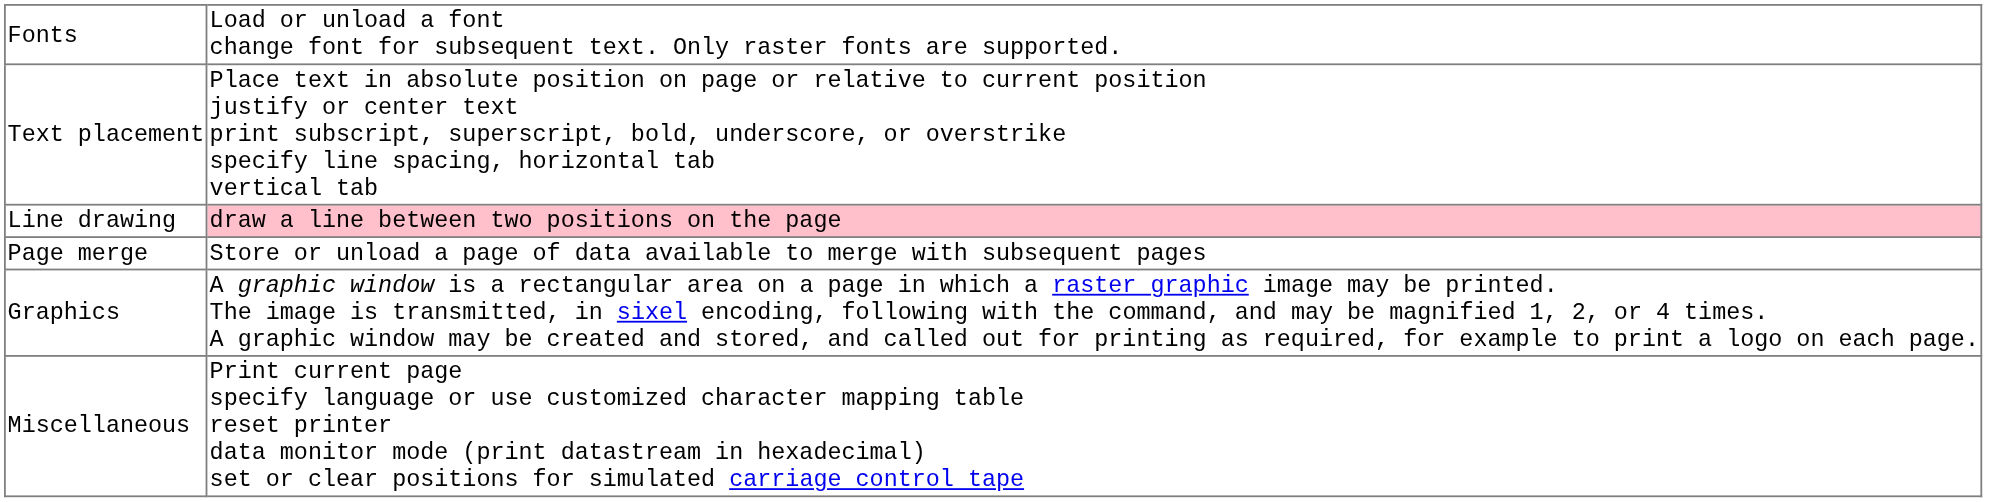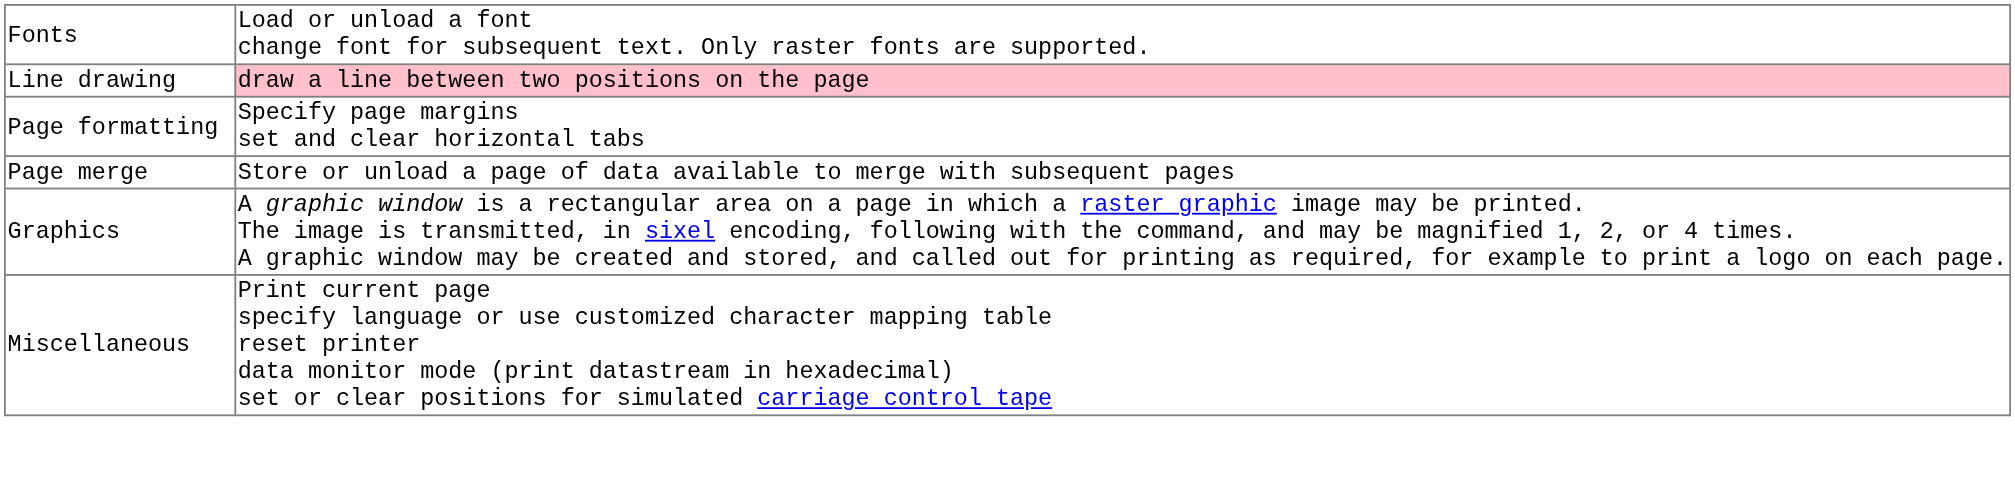- row: (106, 134)
+ row: (120, 126)
